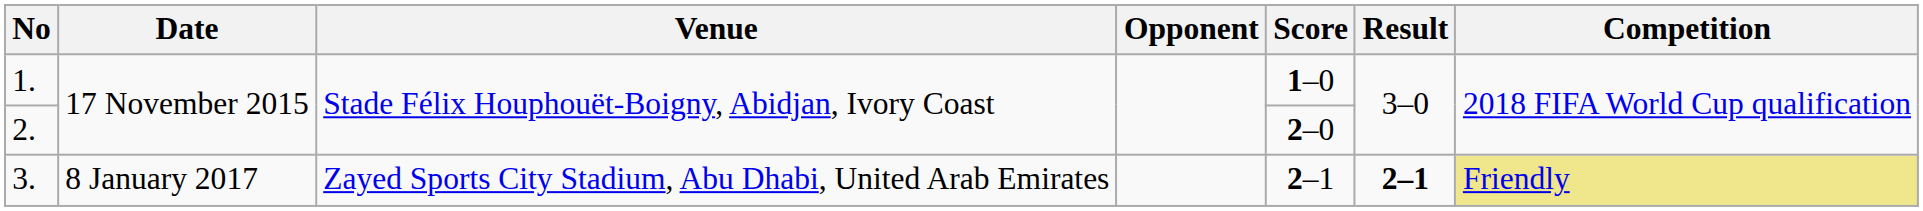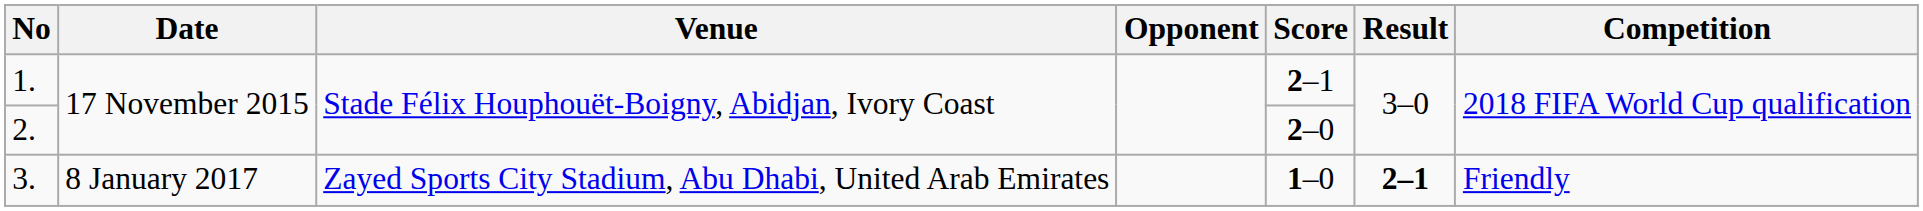(1311, 79) 1–0 -> (1311, 79) 2–1
(1311, 179) 2–1 -> (1311, 179) 1–0
(1516, 179) khaki background -> (1516, 179) no background
